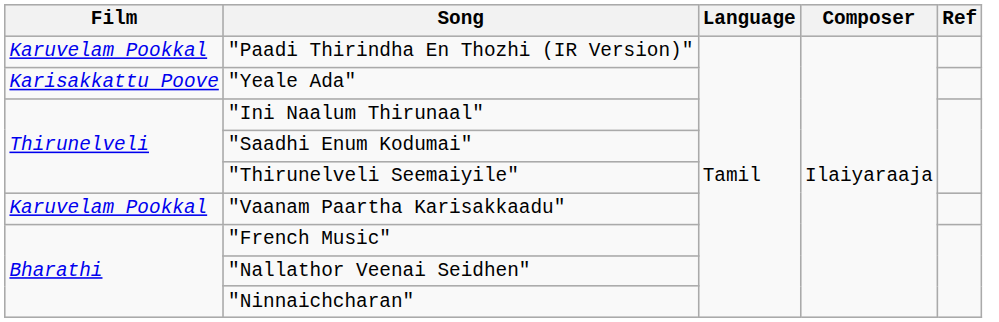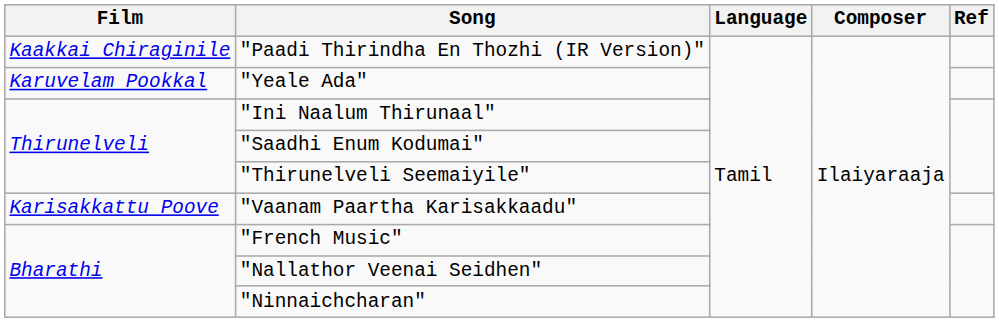(108, 52) Karuvelam Pookkal -> (120, 52) Kaakkai Chiraginile
(114, 83) Karisakkattu Poove -> (108, 83) Karuvelam Pookkal
(108, 209) Karuvelam Pookkal -> (114, 209) Karisakkattu Poove
